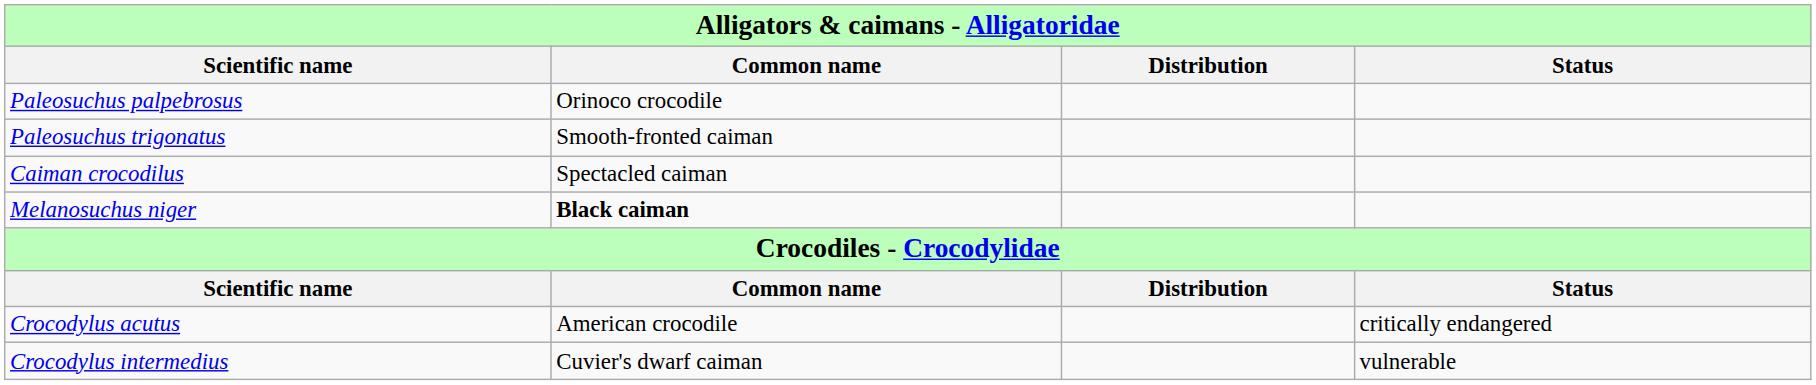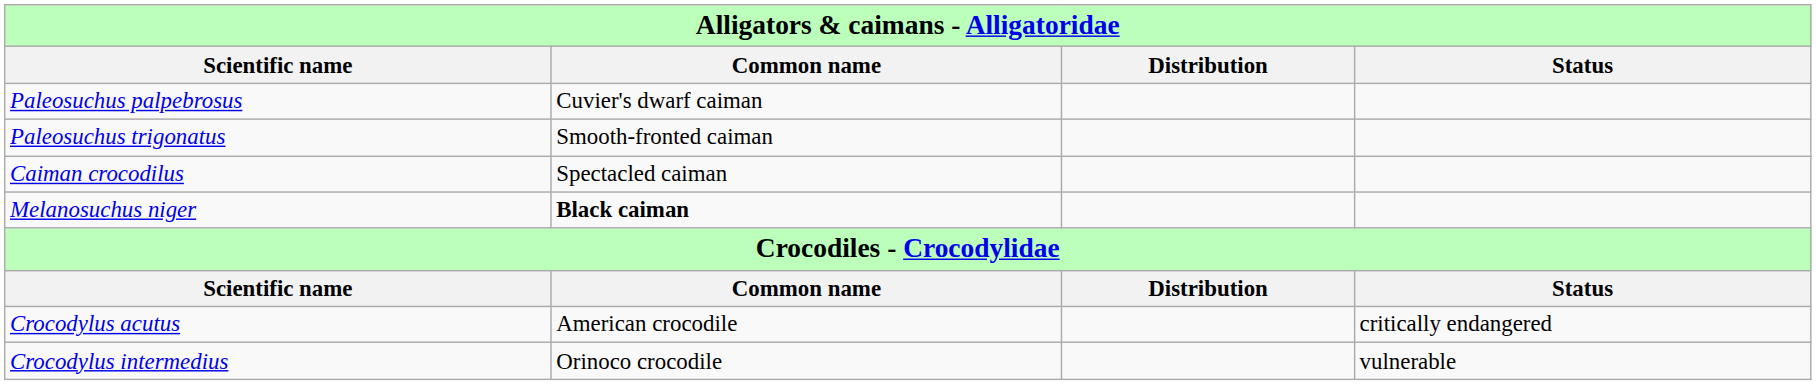(639, 100) Orinoco crocodile -> (659, 100) Cuvier's dwarf caiman
(659, 360) Cuvier's dwarf caiman -> (639, 360) Orinoco crocodile
